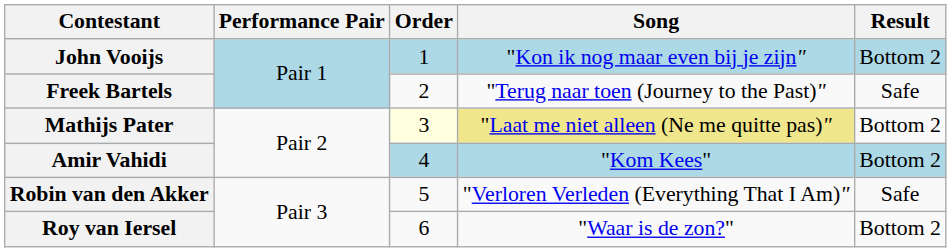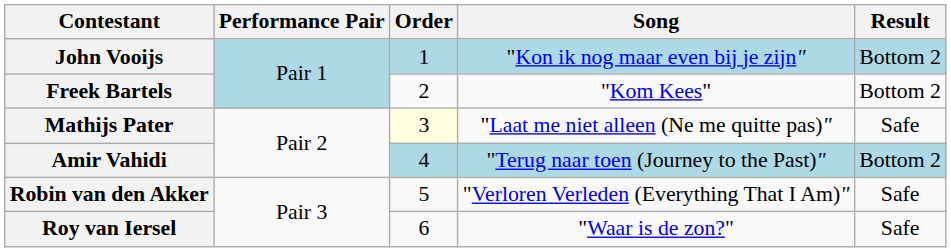(656, 90) "Terug naar toen (Journey to the Past)" -> (656, 90) "Kom Kees"
(900, 90) Safe -> (900, 90) Bottom 2
(656, 125) khaki background -> (656, 125) no background
(900, 125) Bottom 2 -> (900, 125) Safe
(656, 159) "Kom Kees" -> (656, 159) "Terug naar toen (Journey to the Past)"
(900, 228) Bottom 2 -> (900, 228) Safe
